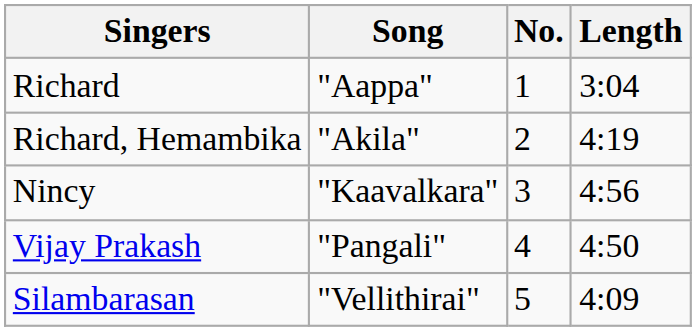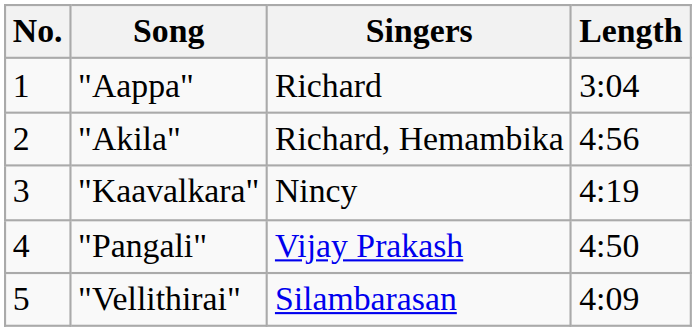columns swapped: (539, 31) <-> (157, 31)
(609, 138) 4:19 -> (609, 138) 4:56
(609, 191) 4:56 -> (609, 191) 4:19
